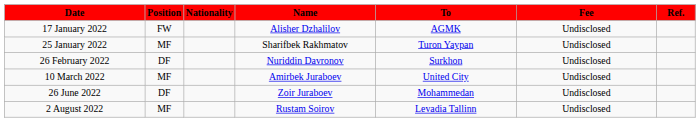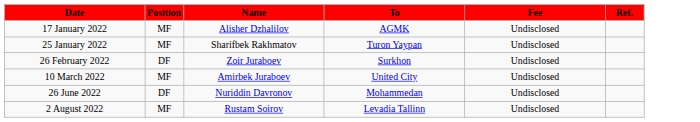- column: (209, 12)
(164, 29) FW -> (164, 29) MF
(305, 61) Nuriddin Davronov -> (254, 61) Zoir Juraboev
(305, 93) Zoir Juraboev -> (254, 93) Nuriddin Davronov
